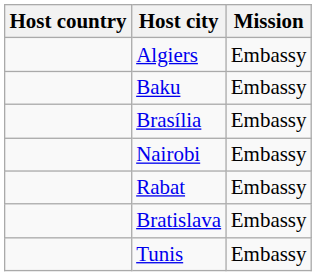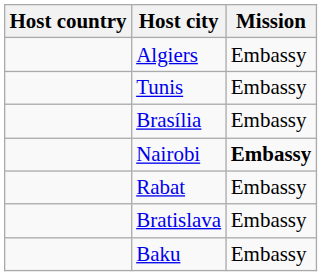rows swapped: (158, 87) <-> (160, 253)
(269, 154) normal -> (271, 154) bold
